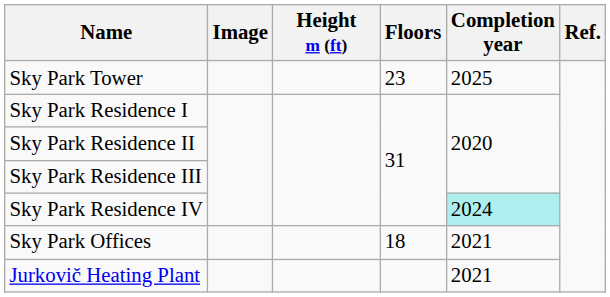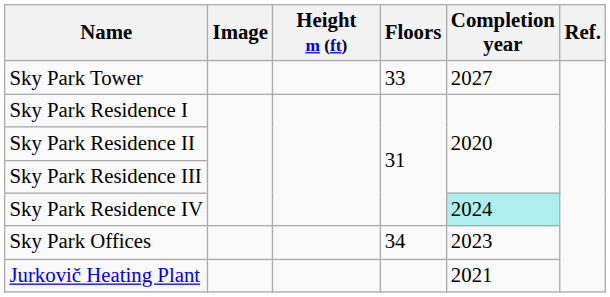(395, 77) 23 -> (395, 77) 33
(472, 77) 2025 -> (472, 77) 2027
(395, 242) 18 -> (395, 242) 34
(472, 242) 2021 -> (472, 242) 2023
